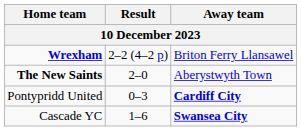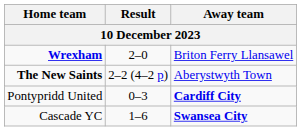(138, 55) 2–2 (4–2 p) -> (138, 55) 2–0
(138, 75) 2–0 -> (138, 75) 2–2 (4–2 p)
